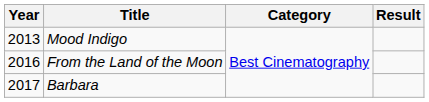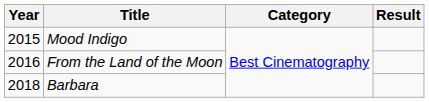(24, 39) 2013 -> (24, 39) 2015
(24, 85) 2017 -> (24, 85) 2018
